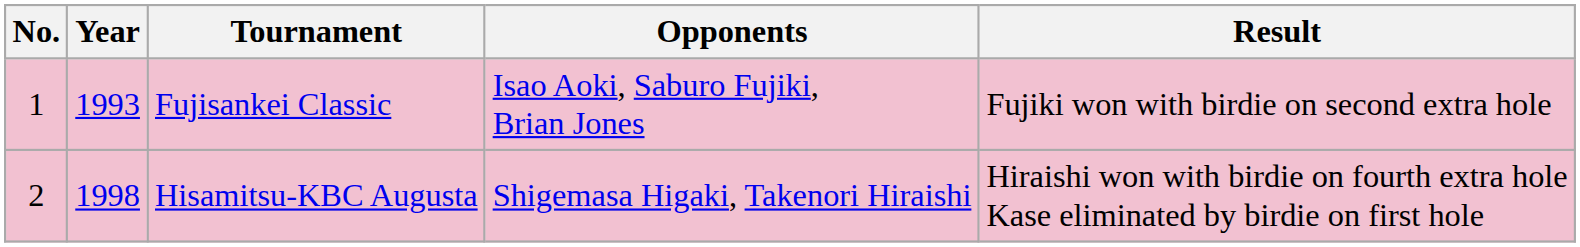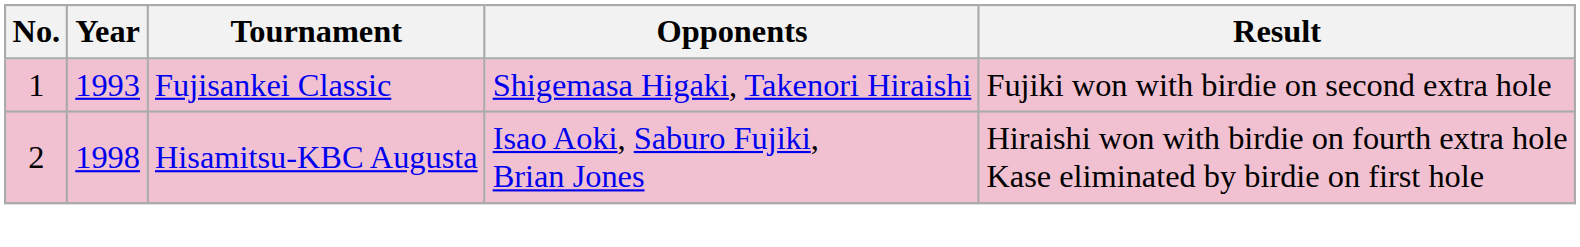(656, 103) Isao Aoki, Saburo Fujiki, Brian Jones -> (732, 84) Shigemasa Higaki, Takenori Hiraishi
(732, 195) Shigemasa Higaki, Takenori Hiraishi -> (656, 157) Isao Aoki, Saburo Fujiki, Brian Jones
